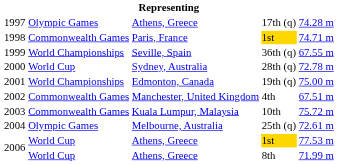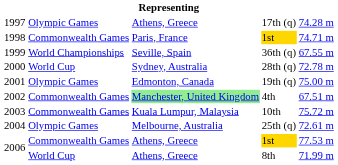(76, 81) World Championships -> (63, 81) Olympic Games
(195, 96) no background -> (195, 96) lightgreen background
(52, 140) World Cup -> (79, 140) Commonwealth Games
